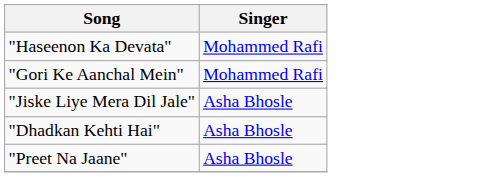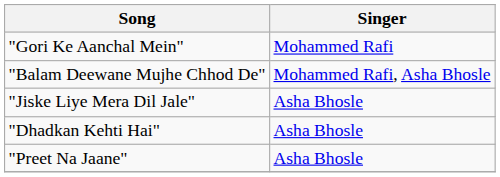- row: (90, 46)
+ row: (137, 74)
